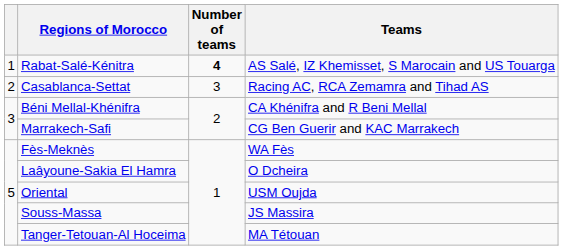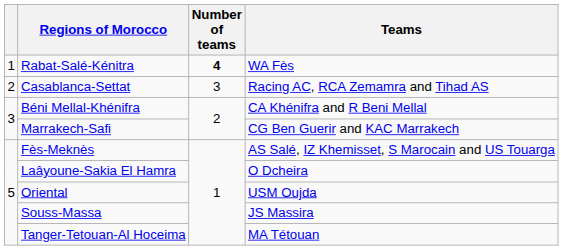(401, 65) AS Salé, IZ Khemisset, S Marocain and US Touarga -> (271, 65) WA Fès
(271, 150) WA Fès -> (401, 150) AS Salé, IZ Khemisset, S Marocain and US Touarga
